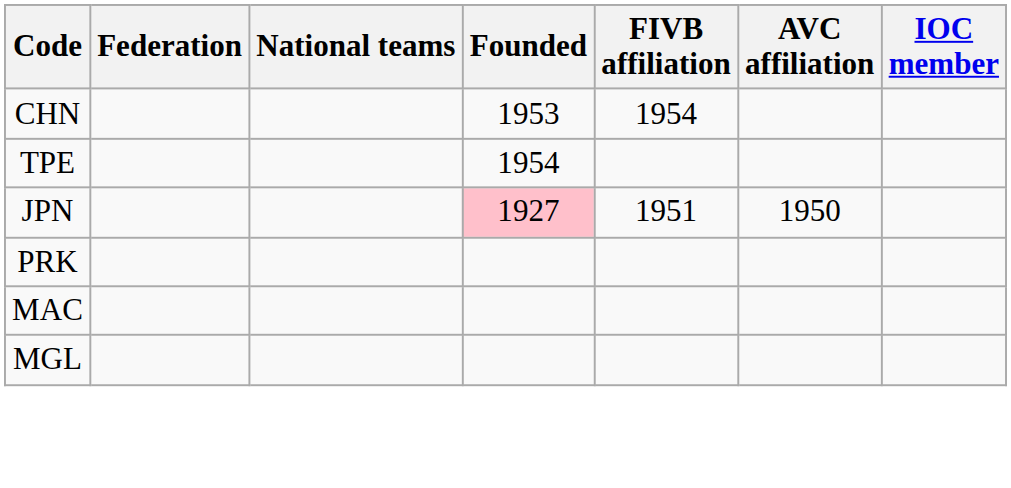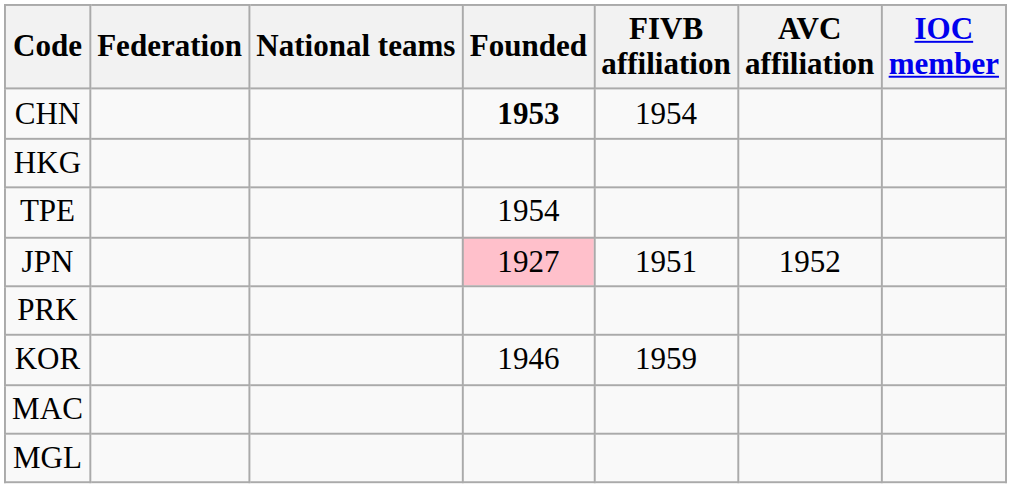(528, 113) normal -> (528, 113) bold
+ row: (47, 162)
(810, 211) 1950 -> (810, 260) 1952
+ row: (47, 359)
